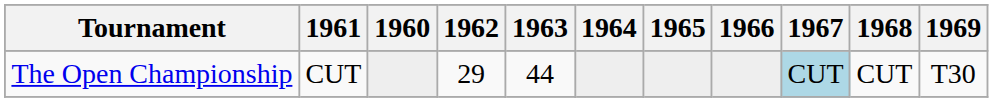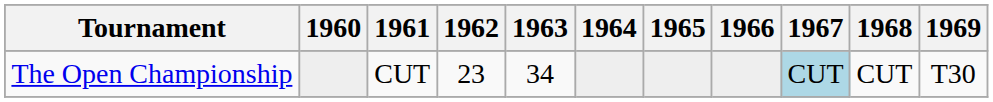columns swapped: (402, 27) <-> (333, 27)
(471, 73) 29 -> (471, 73) 23
(540, 73) 44 -> (540, 73) 34
